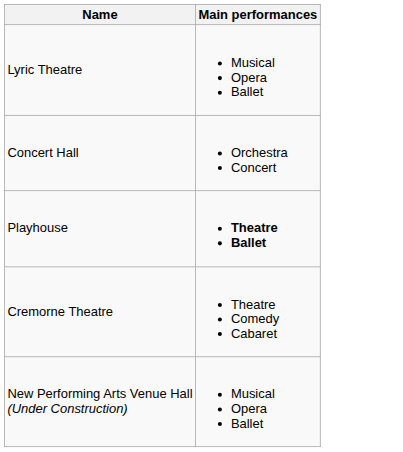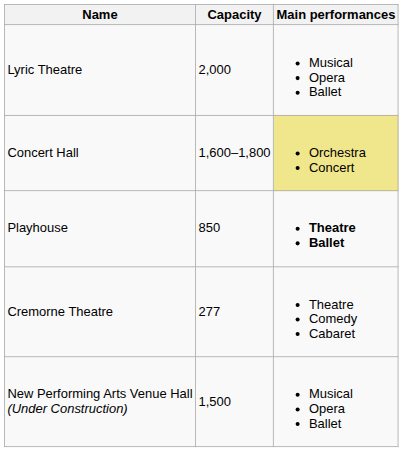+ column: (235, 14)
(258, 160) no background -> (336, 160) khaki background
